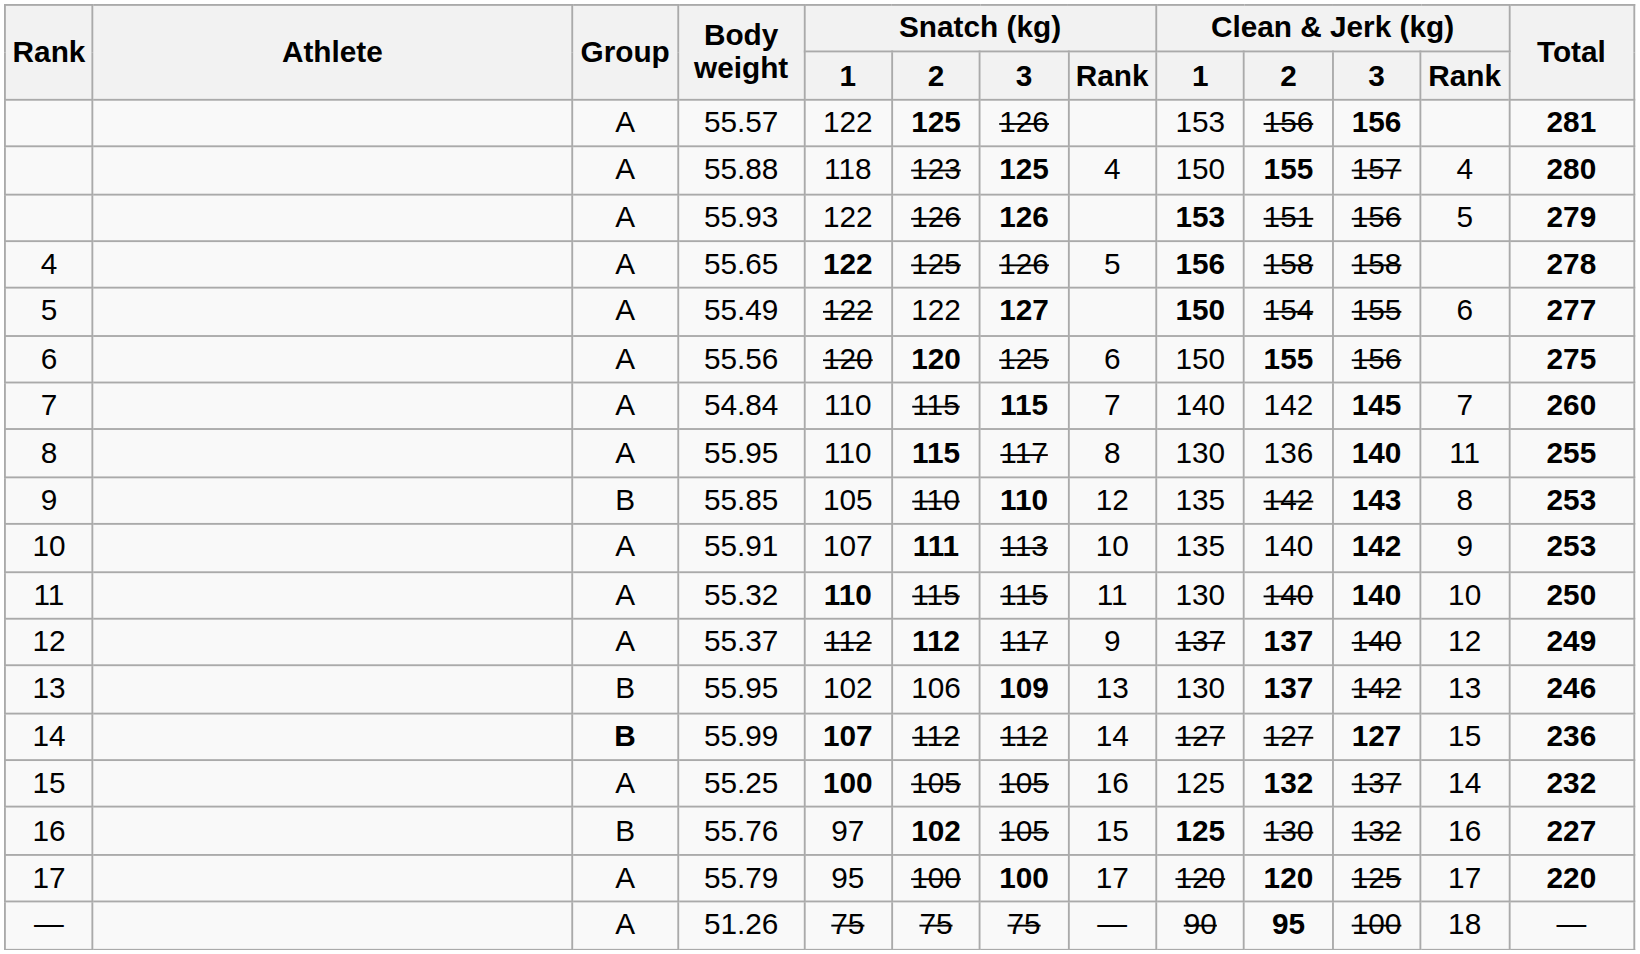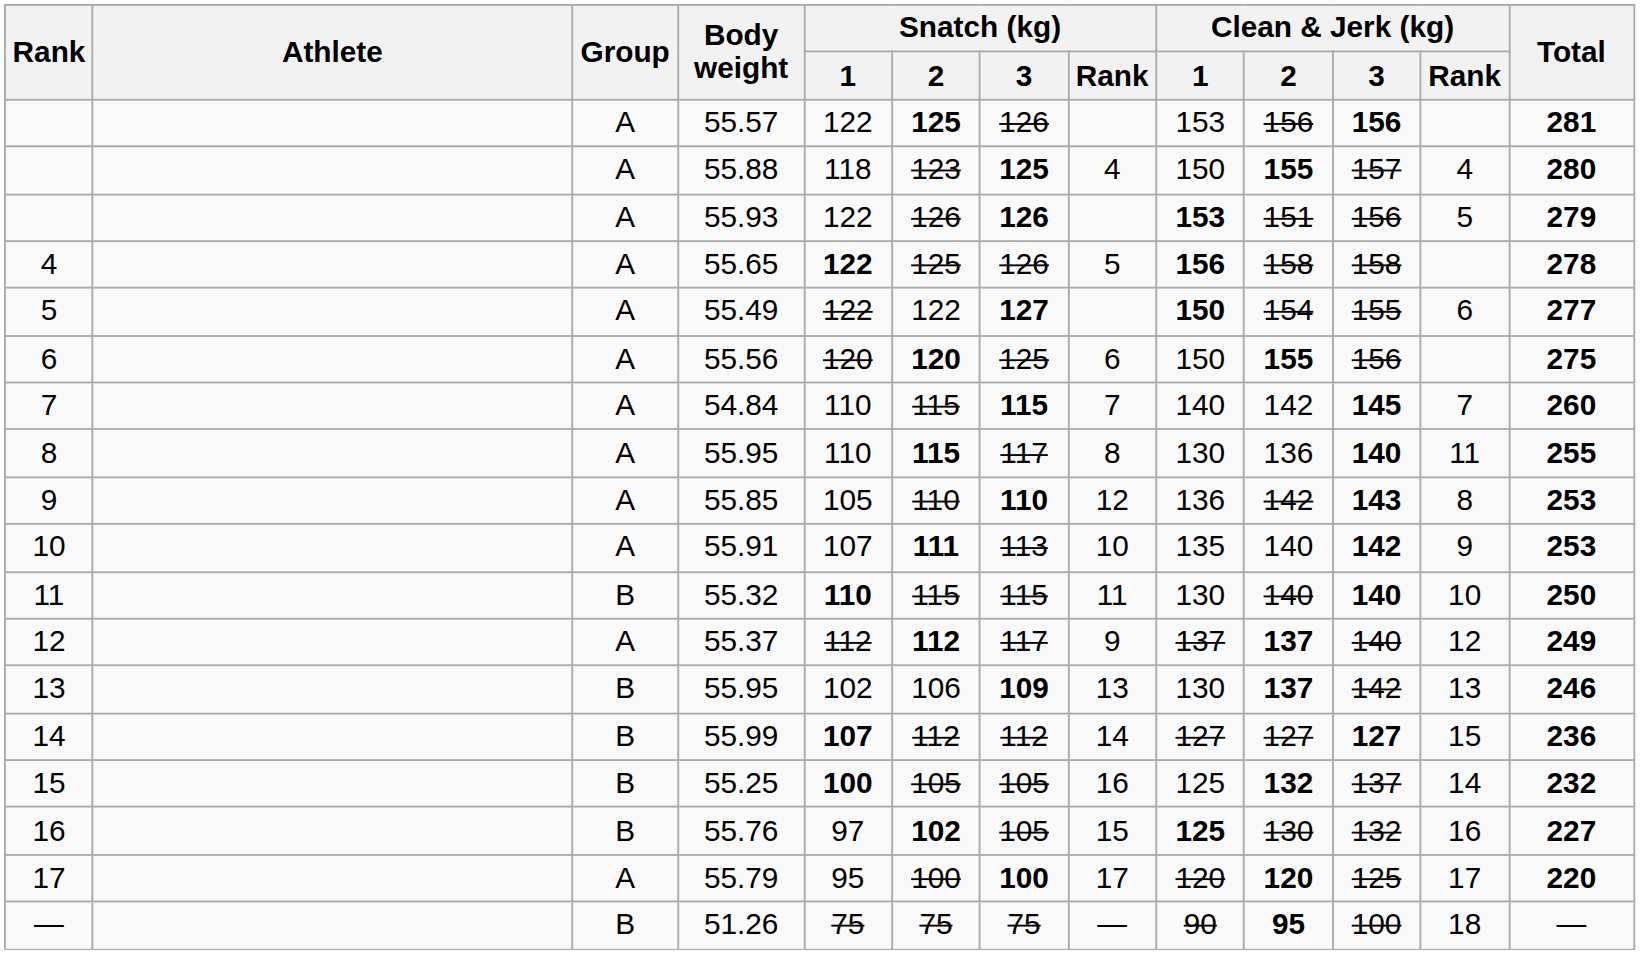(625, 500) B -> (625, 500) A
(1200, 500) 135 -> (1200, 500) 136
(625, 594) A -> (625, 594) B
(625, 736) bold -> (625, 736) normal
(625, 783) A -> (625, 783) B
(625, 924) A -> (625, 924) B
